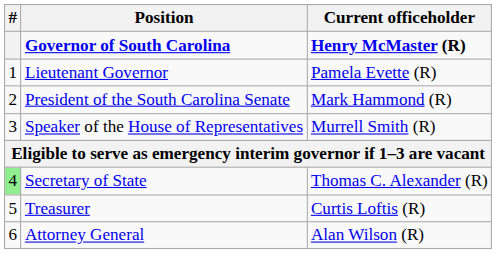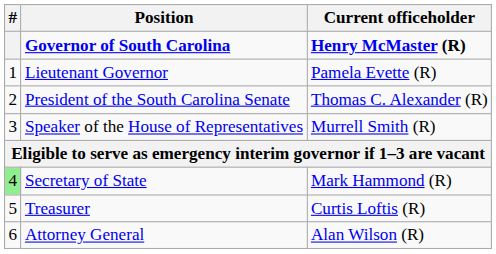(381, 99) Mark Hammond (R) -> (399, 99) Thomas C. Alexander (R)
(399, 180) Thomas C. Alexander (R) -> (381, 180) Mark Hammond (R)
